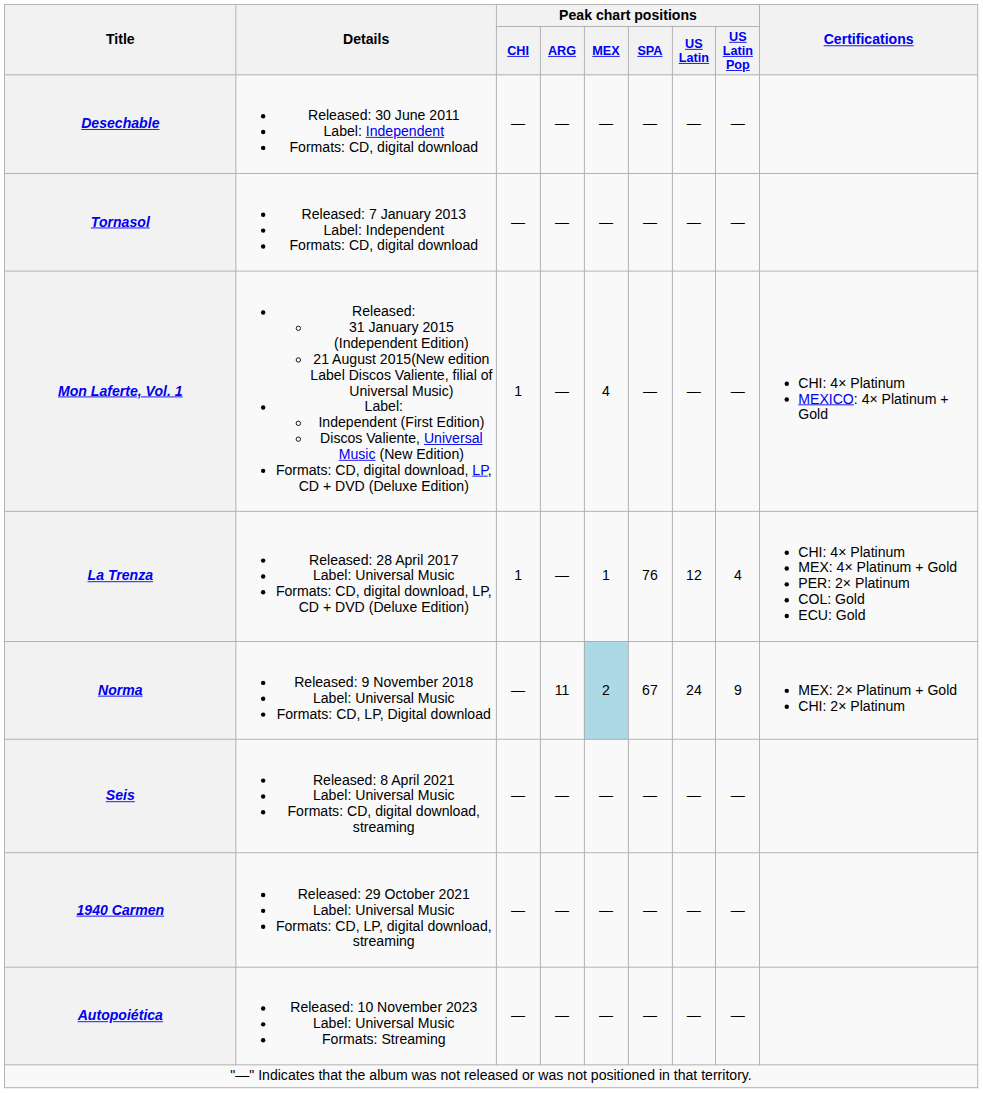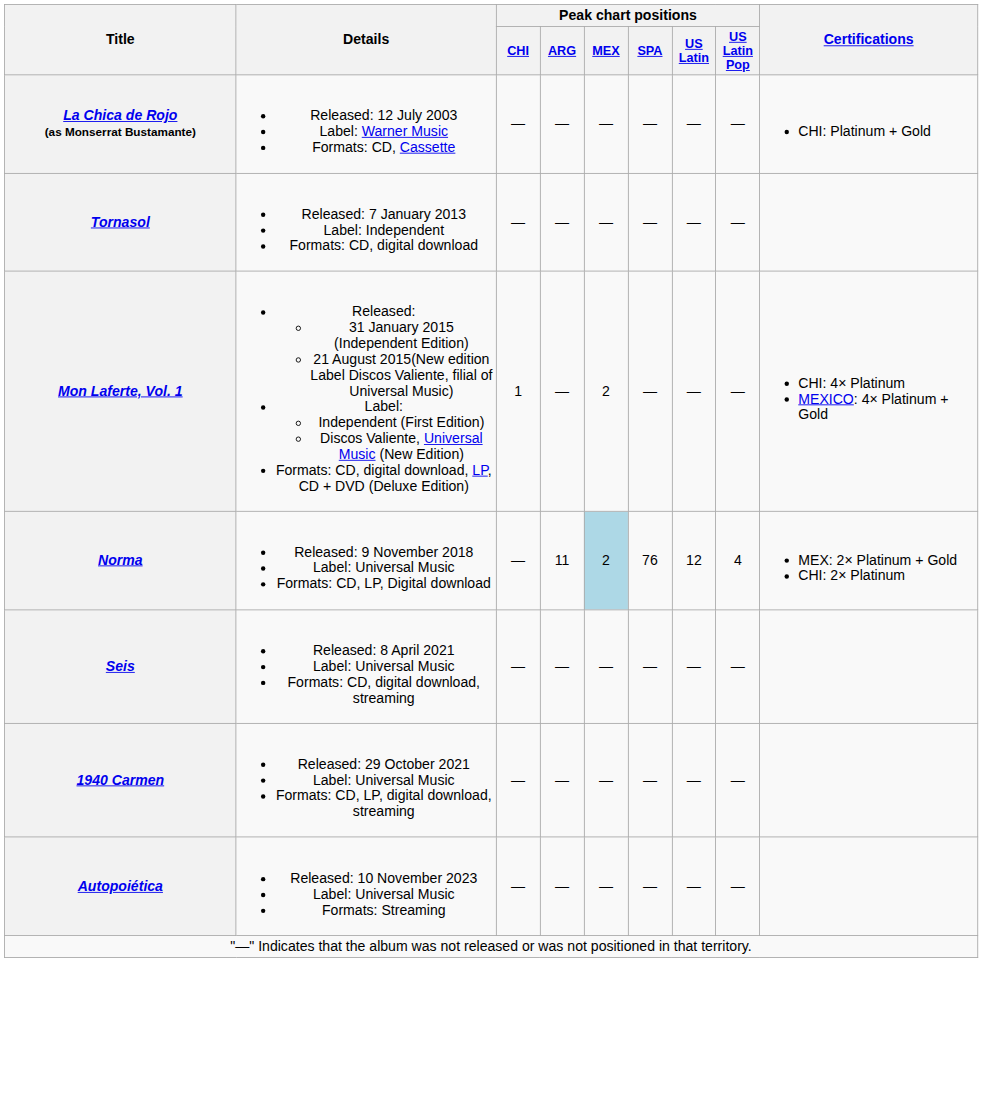+ row: (120, 124)
- row: (120, 124)
(606, 391) 4 -> (606, 391) 2
- row: (120, 576)
(650, 690) 67 -> (650, 560) 76
(694, 690) 24 -> (694, 560) 12
(738, 690) 9 -> (738, 560) 4
